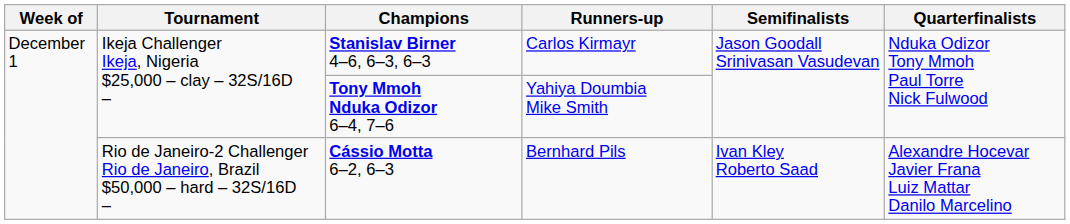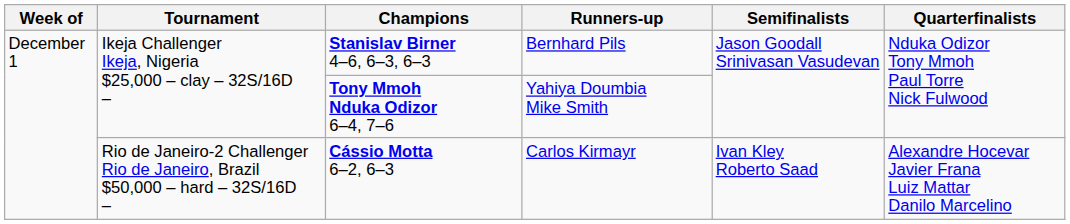(581, 43) Carlos Kirmayr -> (576, 43) Bernhard Pils
(576, 151) Bernhard Pils -> (581, 151) Carlos Kirmayr
